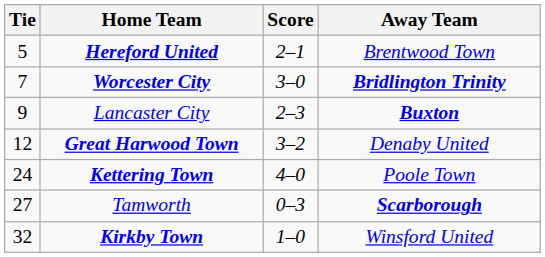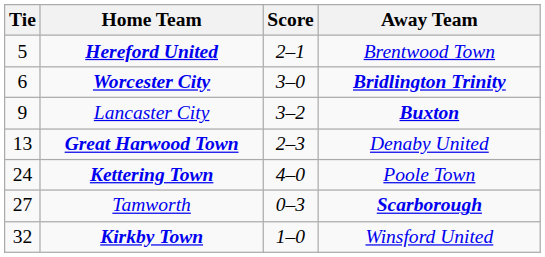(22, 81) 7 -> (22, 81) 6
(290, 112) 2–3 -> (290, 112) 3–2
(22, 143) 12 -> (22, 143) 13
(290, 143) 3–2 -> (290, 143) 2–3
